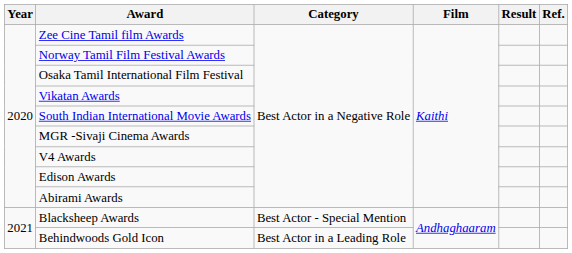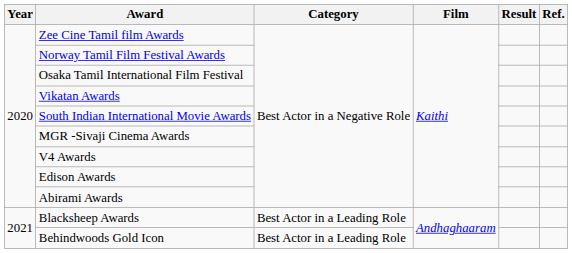(332, 217) Best Actor - Special Mention -> (331, 217) Best Actor in a Leading Role
